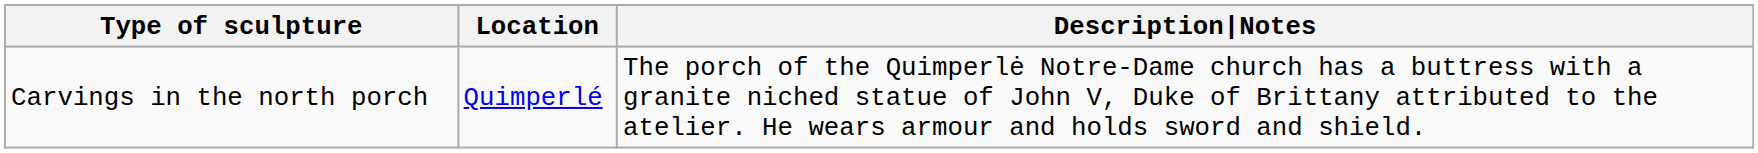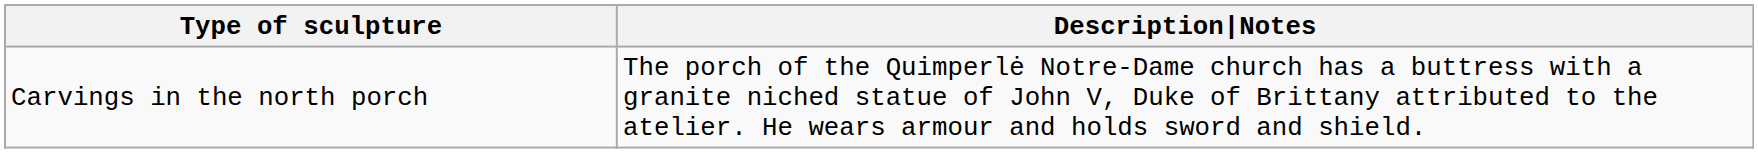- column: (537, 26)
